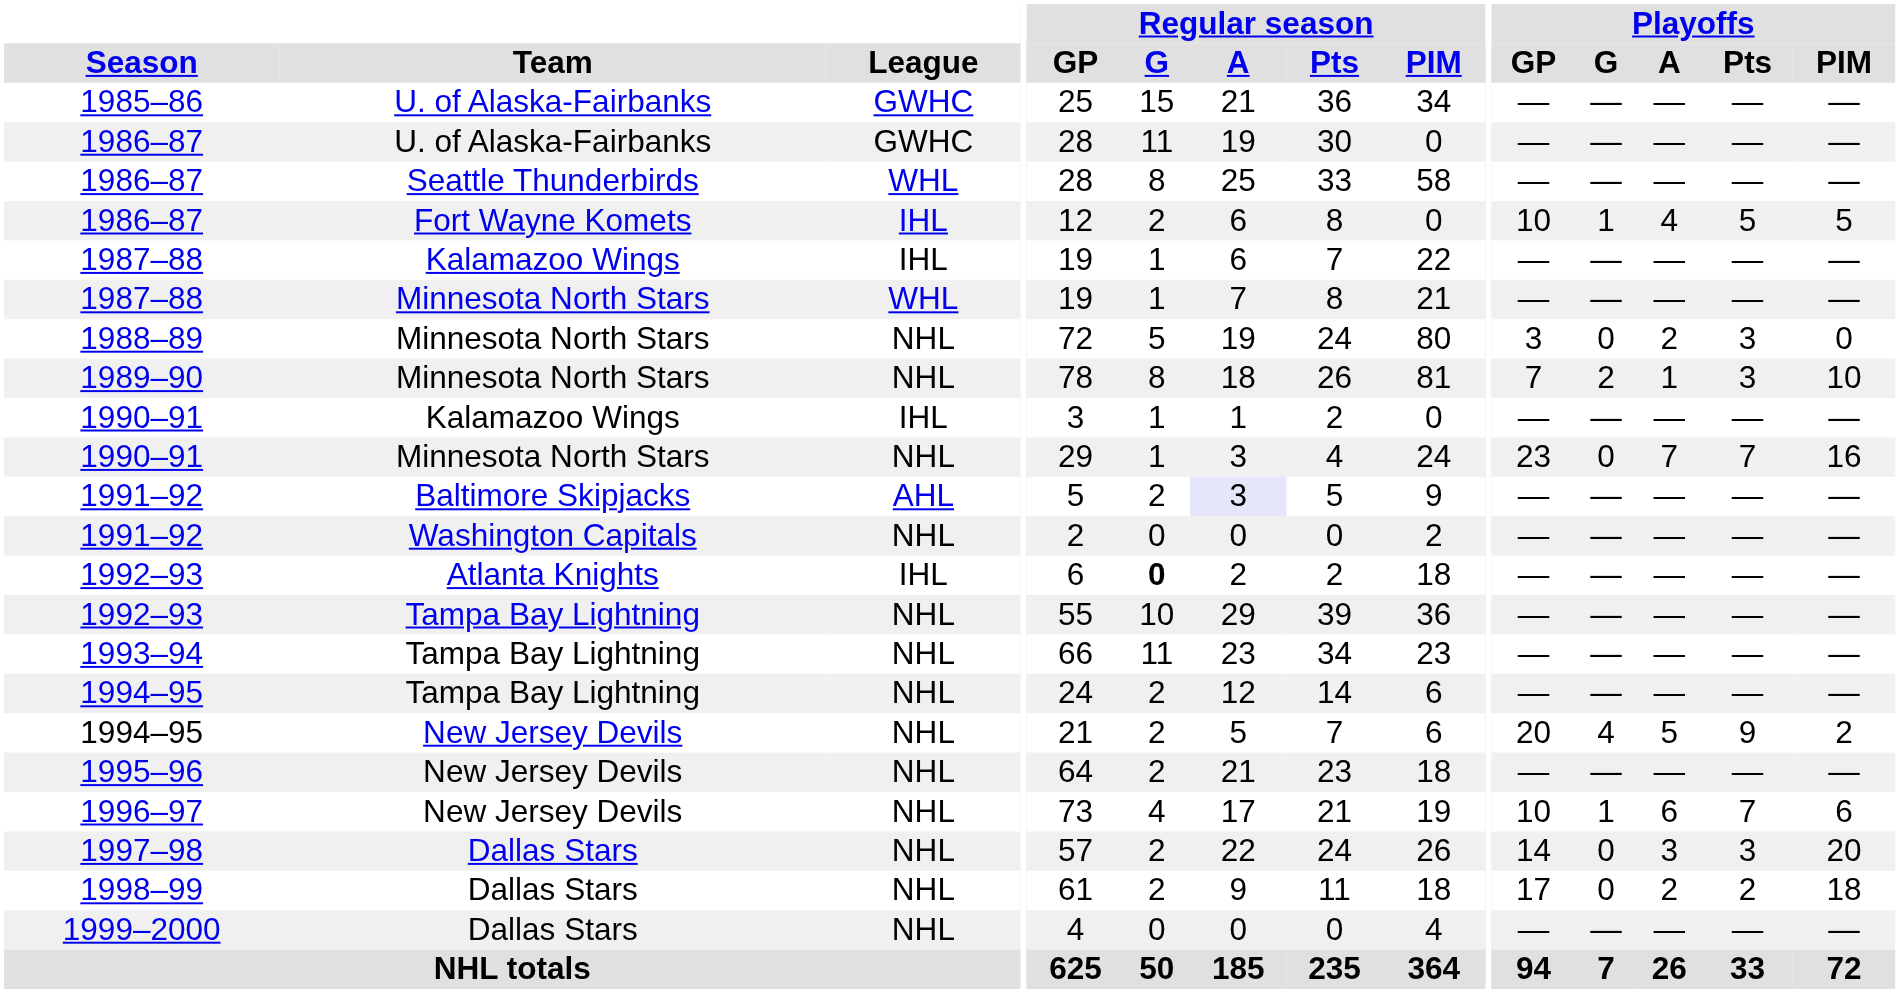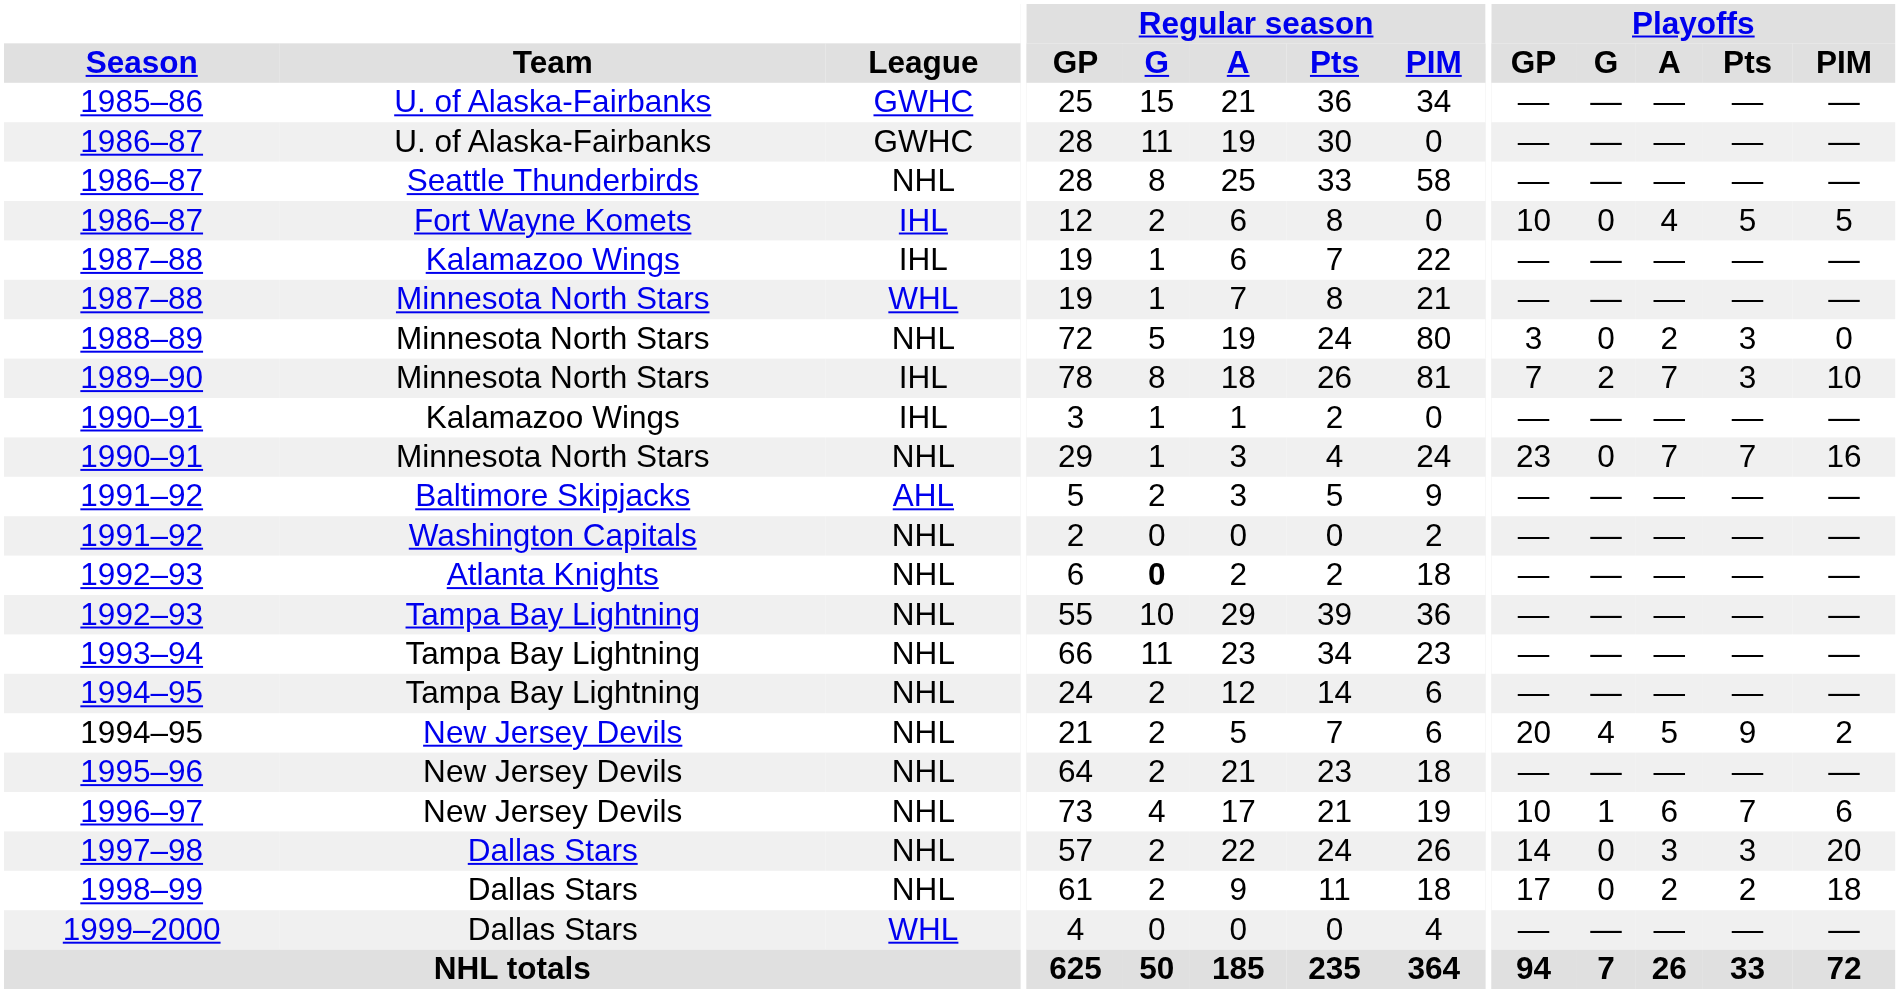(923, 180) WHL -> (923, 180) NHL
(1606, 220) 1 -> (1606, 220) 0
(923, 377) NHL -> (923, 377) IHL
(1669, 377) 1 -> (1669, 377) 7
(1238, 496) lavender background -> (1238, 496) no background
(923, 574) IHL -> (923, 574) NHL
(923, 929) NHL -> (923, 929) WHL
